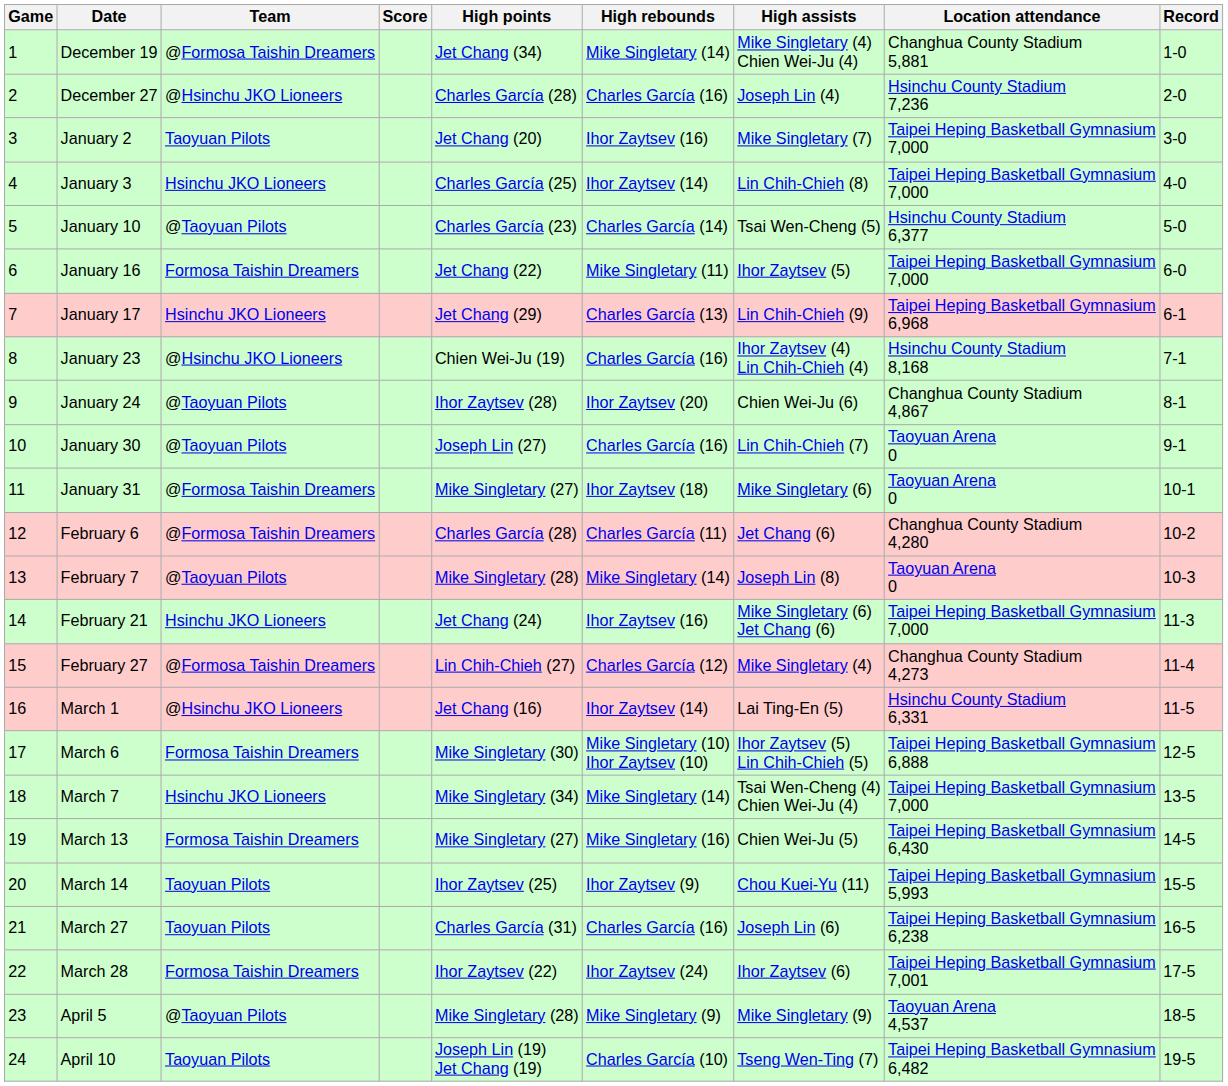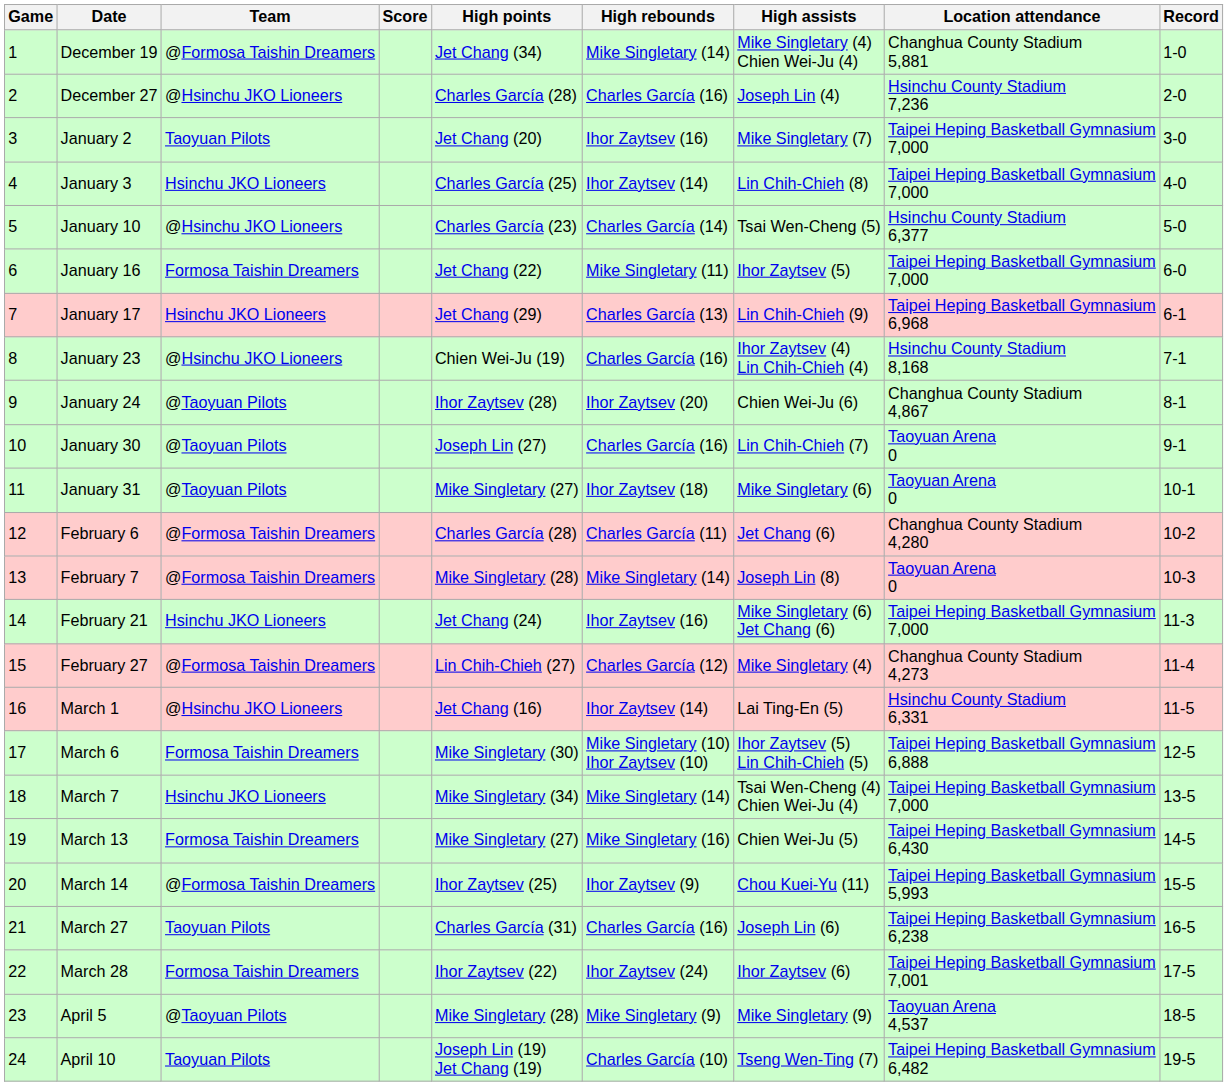(226, 227) @Taoyuan Pilots -> (254, 227) @Hsinchu JKO Lioneers
(270, 490) @Formosa Taishin Dreamers -> (226, 490) @Taoyuan Pilots
(226, 577) @Taoyuan Pilots -> (270, 577) @Formosa Taishin Dreamers
(218, 884) Taoyuan Pilots -> (270, 884) @Formosa Taishin Dreamers
